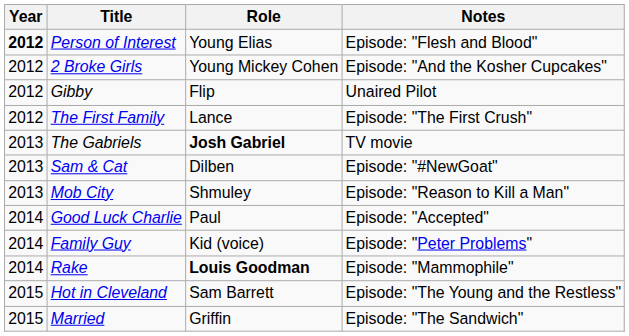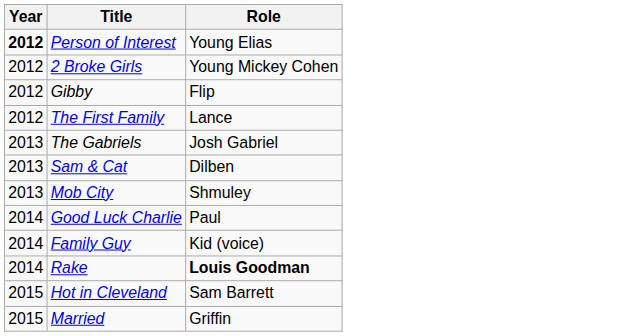- column: (483, 17)
(237, 142) bold -> (234, 142) normal
